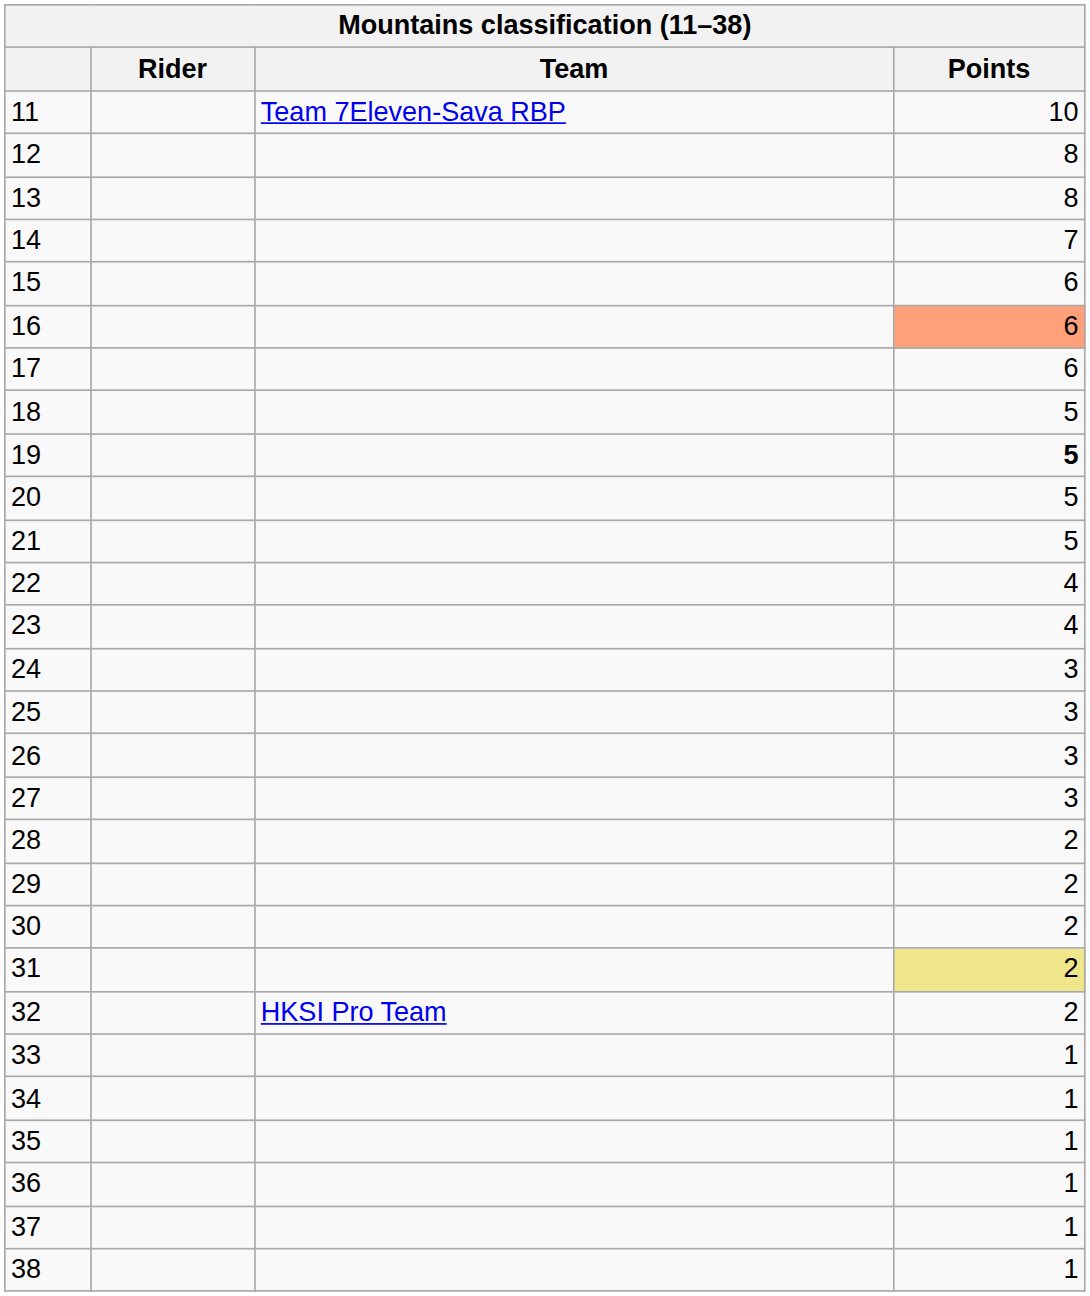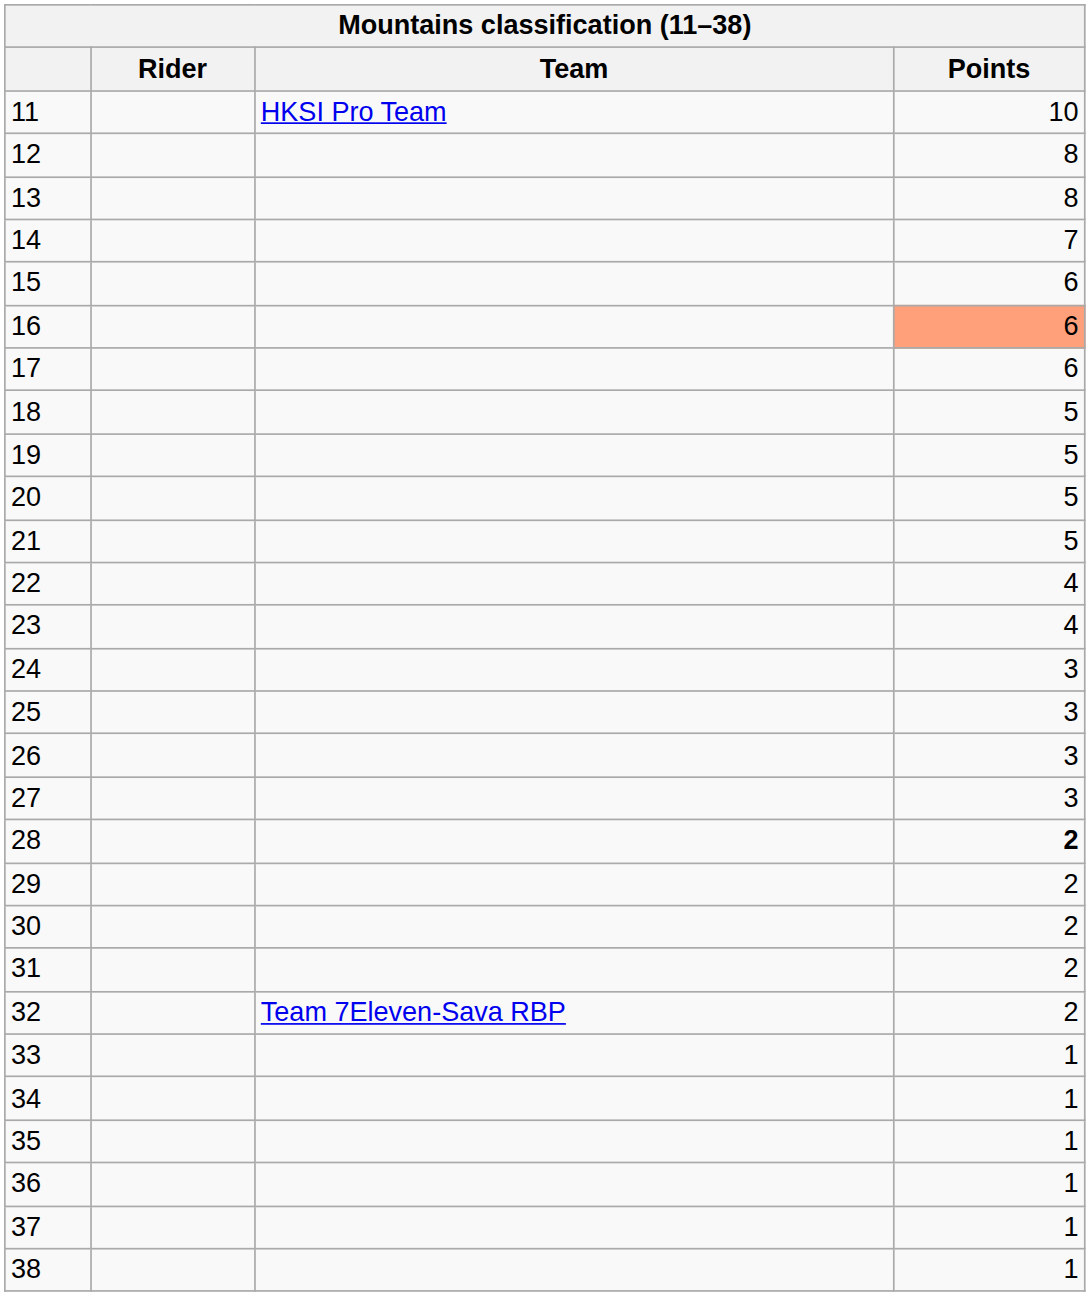(413, 111) Team 7Eleven-Sava RBP -> (354, 111) HKSI Pro Team
(1071, 454) bold -> (1071, 454) normal
(1071, 840) normal -> (1071, 840) bold
(1071, 969) khaki background -> (1071, 969) no background
(354, 1012) HKSI Pro Team -> (413, 1012) Team 7Eleven-Sava RBP
